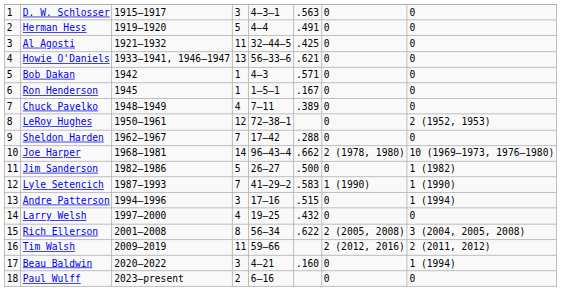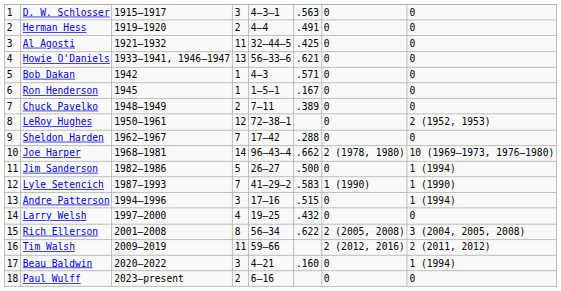(238, 28) 5 -> (238, 28) 2
(238, 106) 4 -> (238, 106) 2
(433, 169) 1 (1982) -> (433, 169) 1 (1994)
